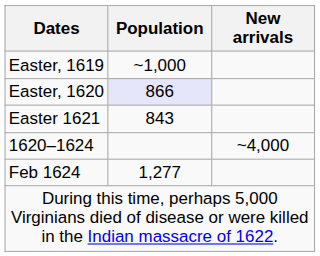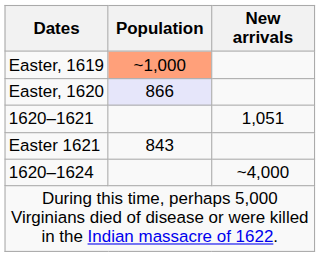(160, 64) no background -> (160, 64) lightsalmon background
+ row: (51, 118)
- row: (45, 172)
